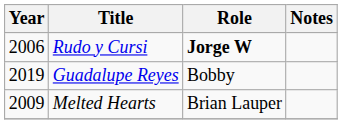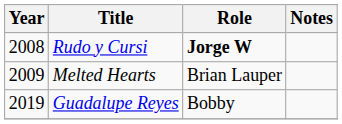(27, 47) 2006 -> (27, 47) 2008
rows swapped: (104, 103) <-> (116, 75)
